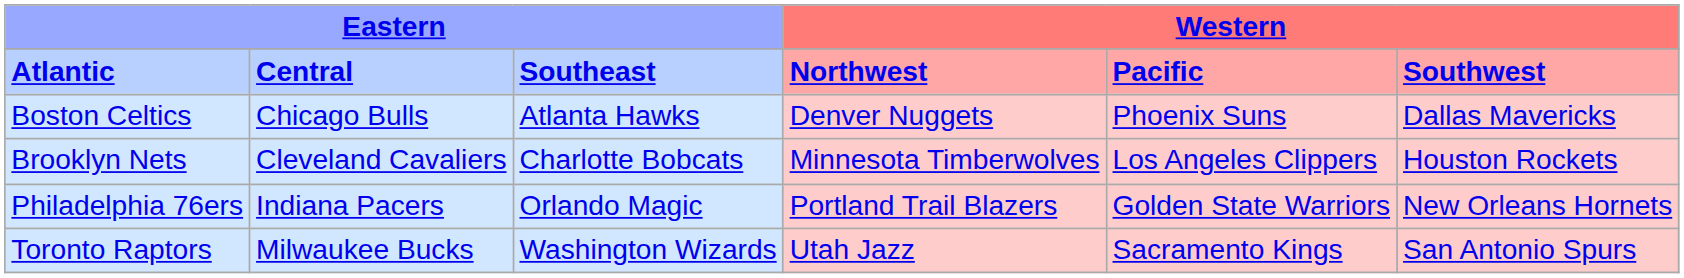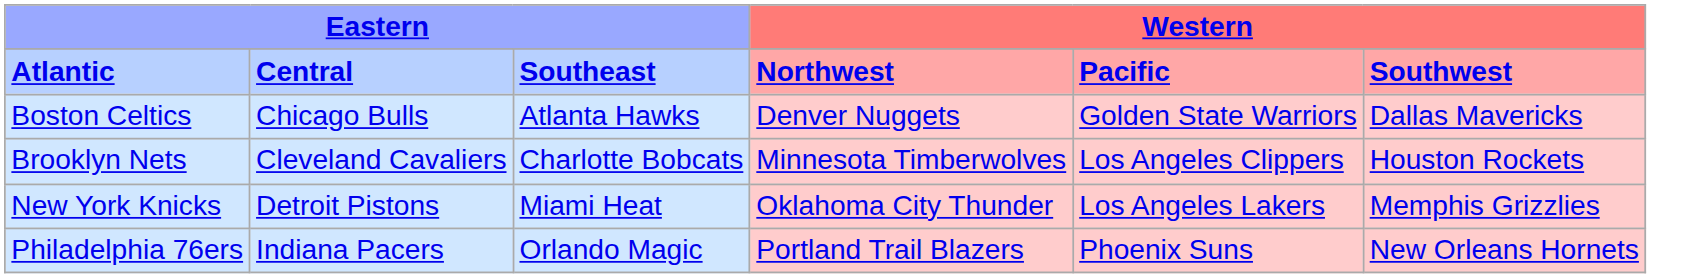(1199, 116) Phoenix Suns -> (1218, 116) Golden State Warriors
+ row: (116, 205)
(1251, 205) Golden State Warriors -> (1166, 250) Phoenix Suns
- row: (112, 250)
